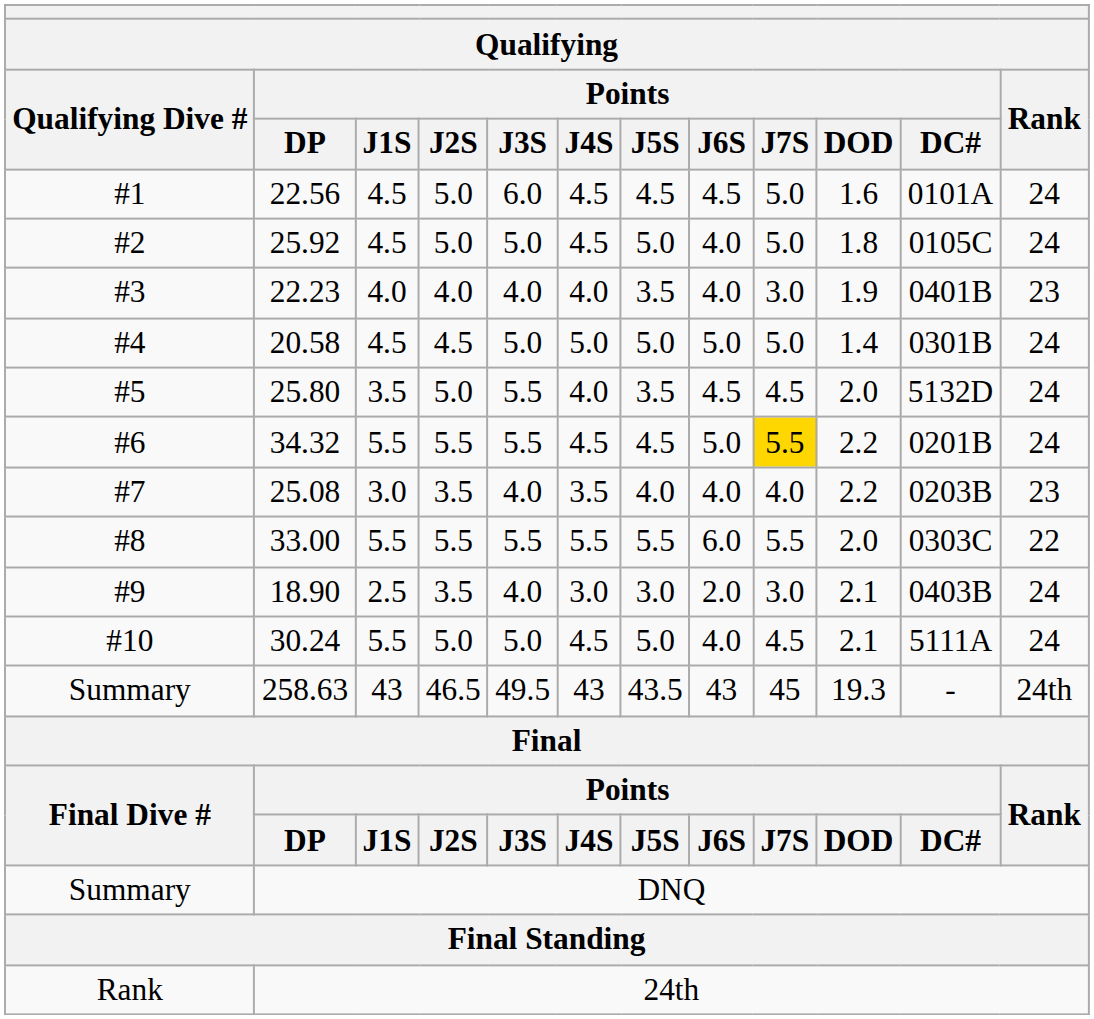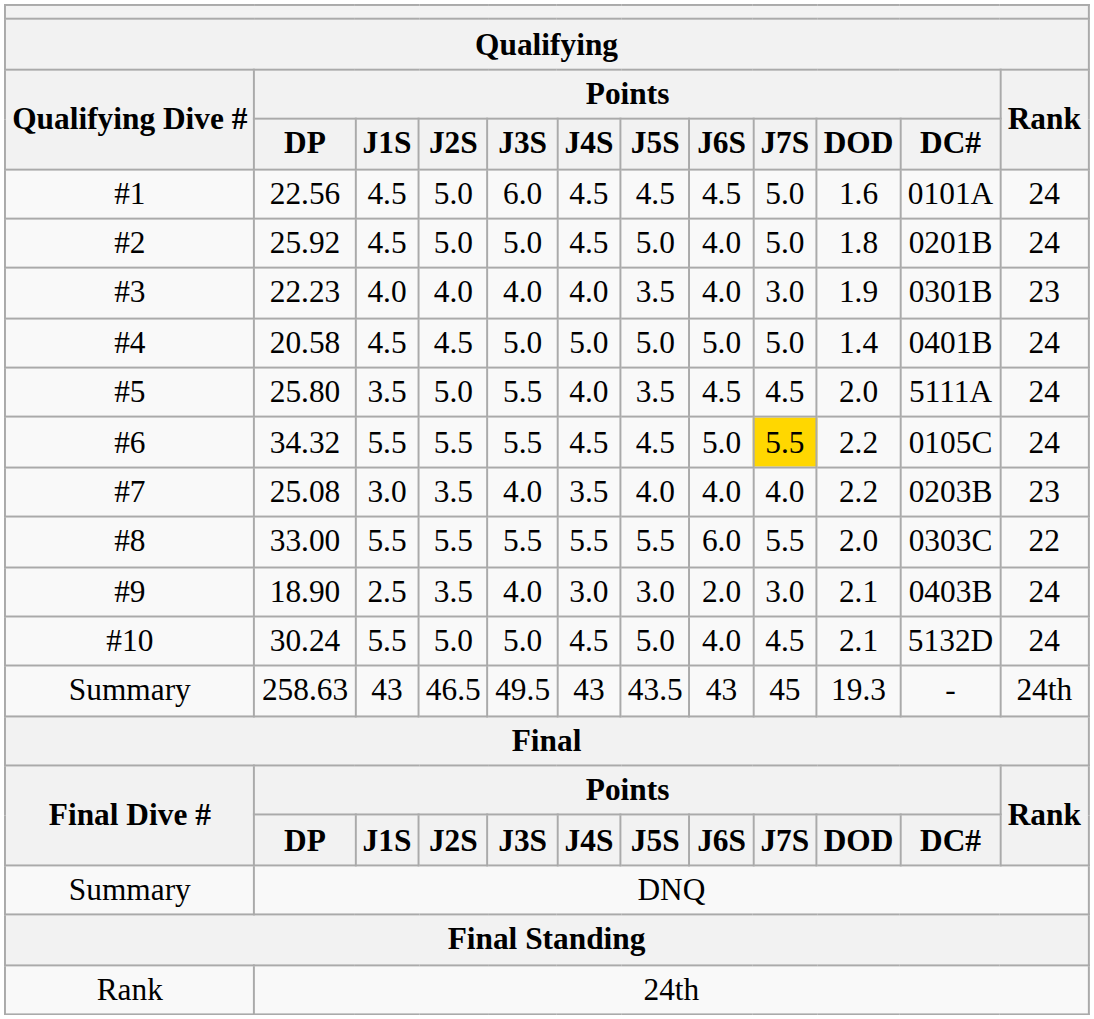(951, 242) 0105C -> (951, 242) 0201B
(951, 292) 0401B -> (951, 292) 0301B
(951, 342) 0301B -> (951, 342) 0401B
(951, 391) 5132D -> (951, 391) 5111A
(951, 441) 0201B -> (951, 441) 0105C
(951, 640) 5111A -> (951, 640) 5132D
